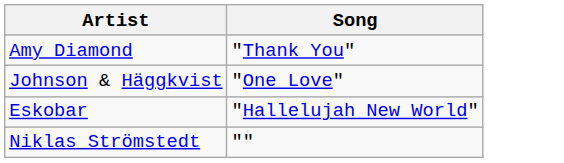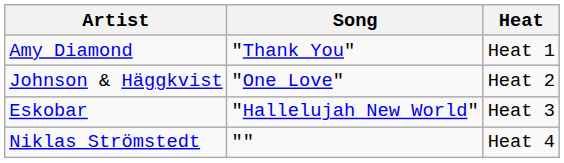+ column: (521, 20)
